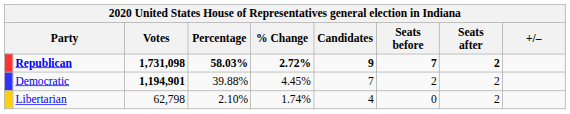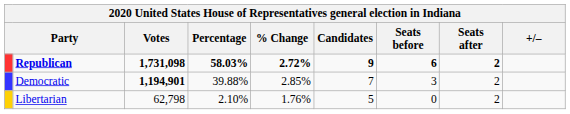(434, 63) 7 -> (434, 63) 6
(296, 81) 4.45% -> (296, 81) 2.85%
(434, 81) 2 -> (434, 81) 3
(296, 99) 1.74% -> (296, 99) 1.76%
(371, 99) 4 -> (371, 99) 5
